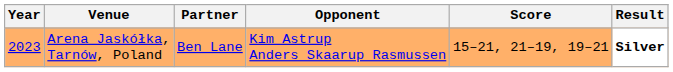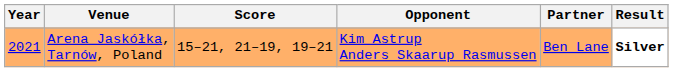columns swapped: (210, 16) <-> (531, 16)
(24, 47) 2023 -> (24, 47) 2021
